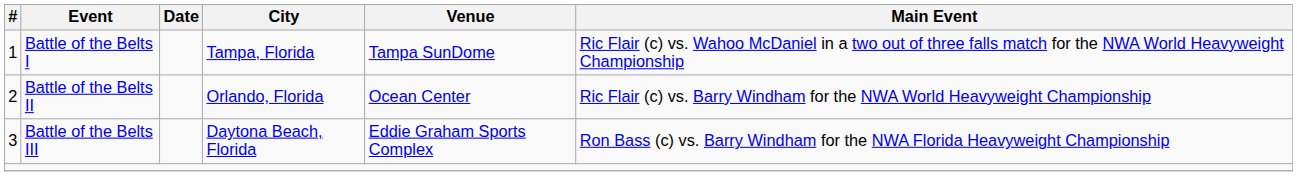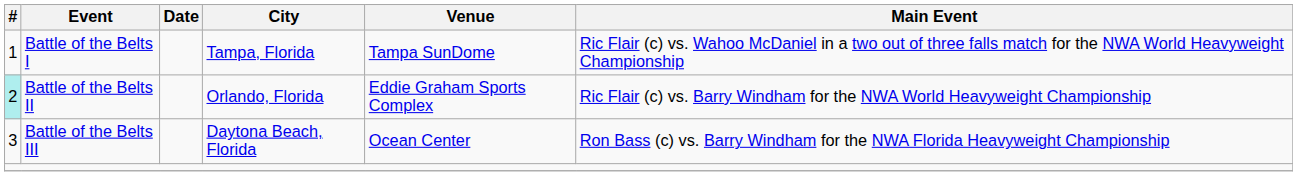(13, 96) no background -> (13, 96) paleturquoise background
(420, 96) Ocean Center -> (447, 96) Eddie Graham Sports Complex
(447, 140) Eddie Graham Sports Complex -> (420, 140) Ocean Center
